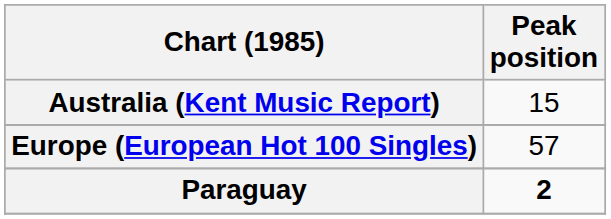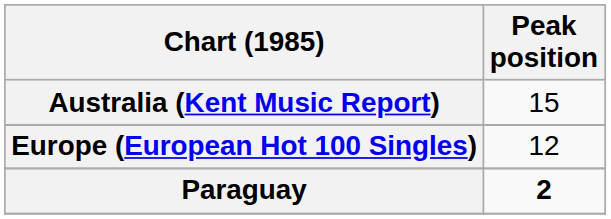(544, 146) 57 -> (544, 146) 12
